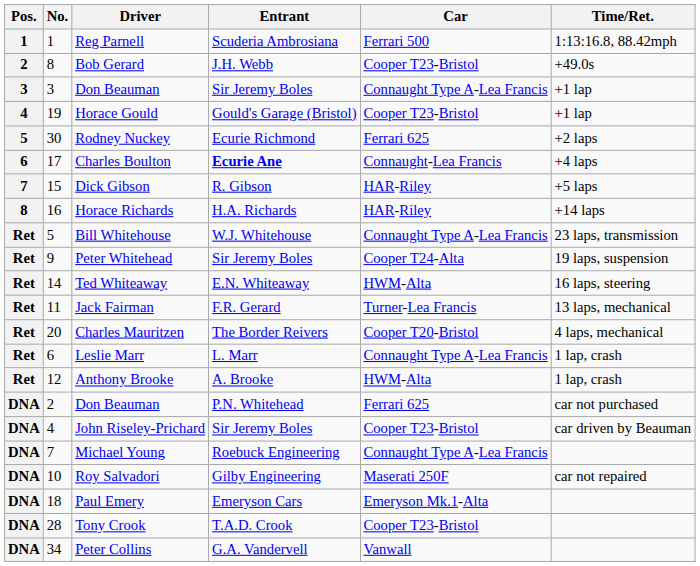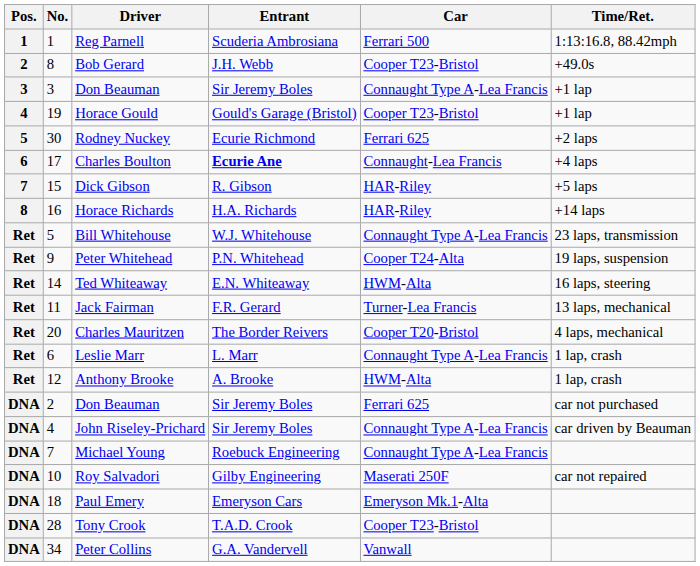(262, 259) Sir Jeremy Boles -> (258, 259) P.N. Whitehead
(258, 404) P.N. Whitehead -> (262, 404) Sir Jeremy Boles
(421, 428) Cooper T23-Bristol -> (456, 428) Connaught Type A-Lea Francis
